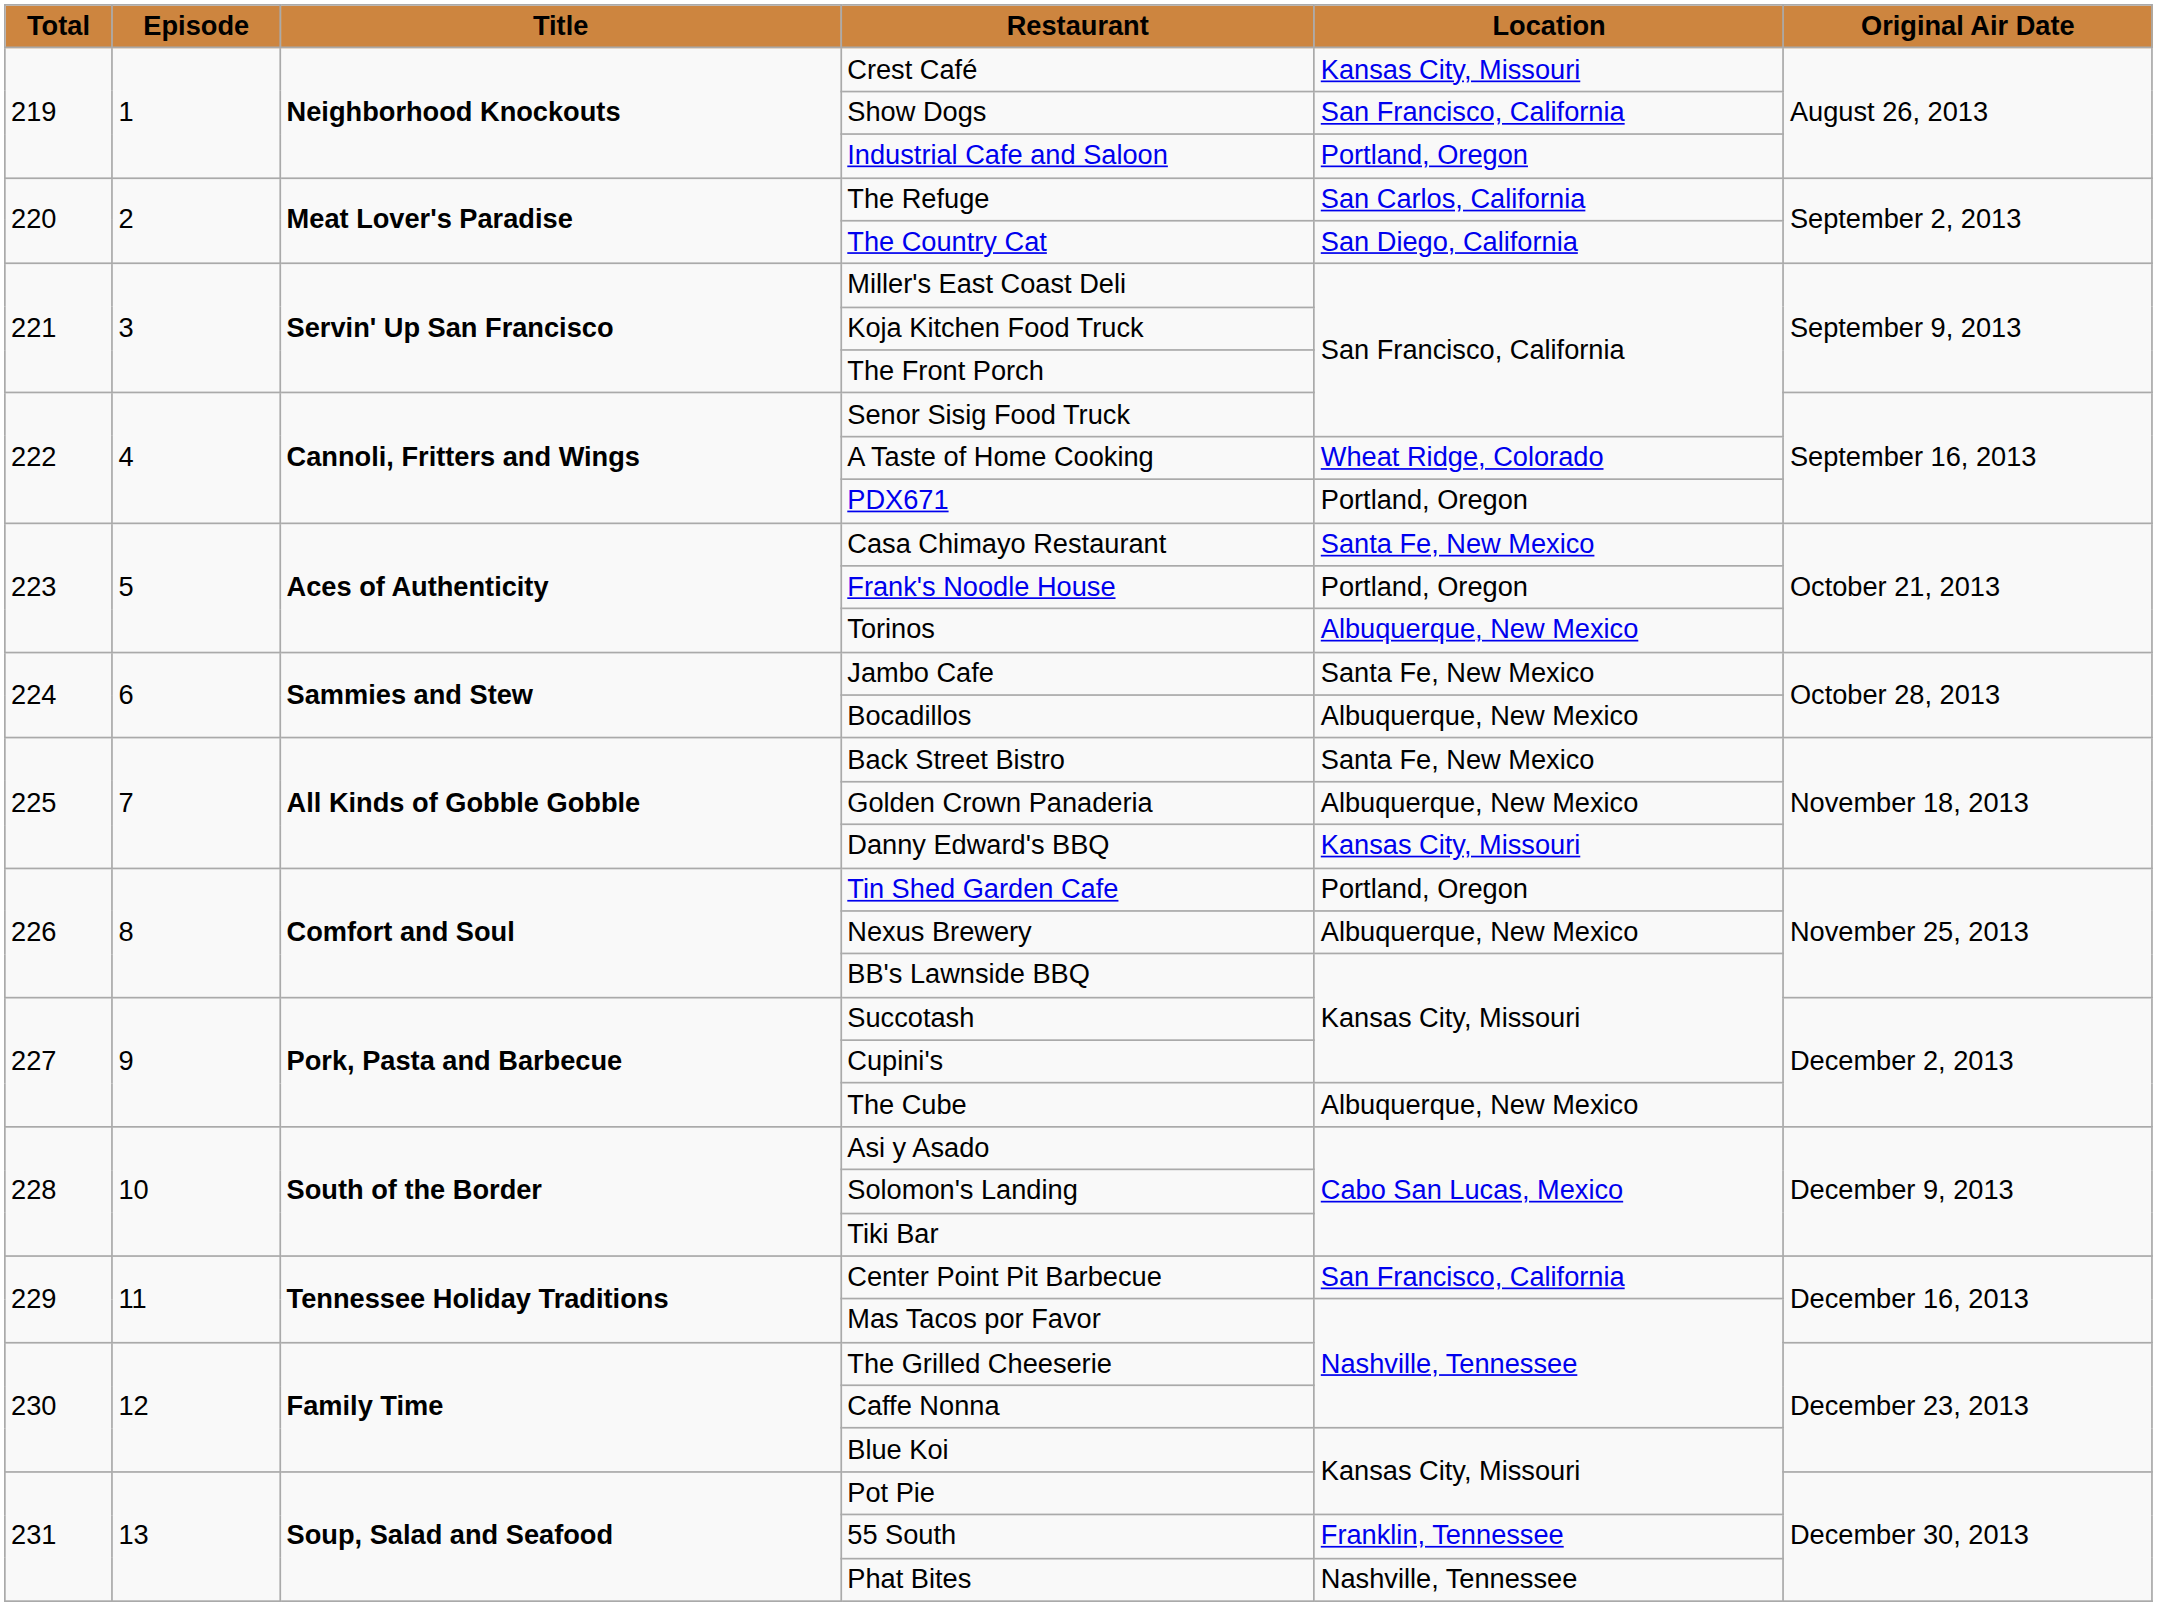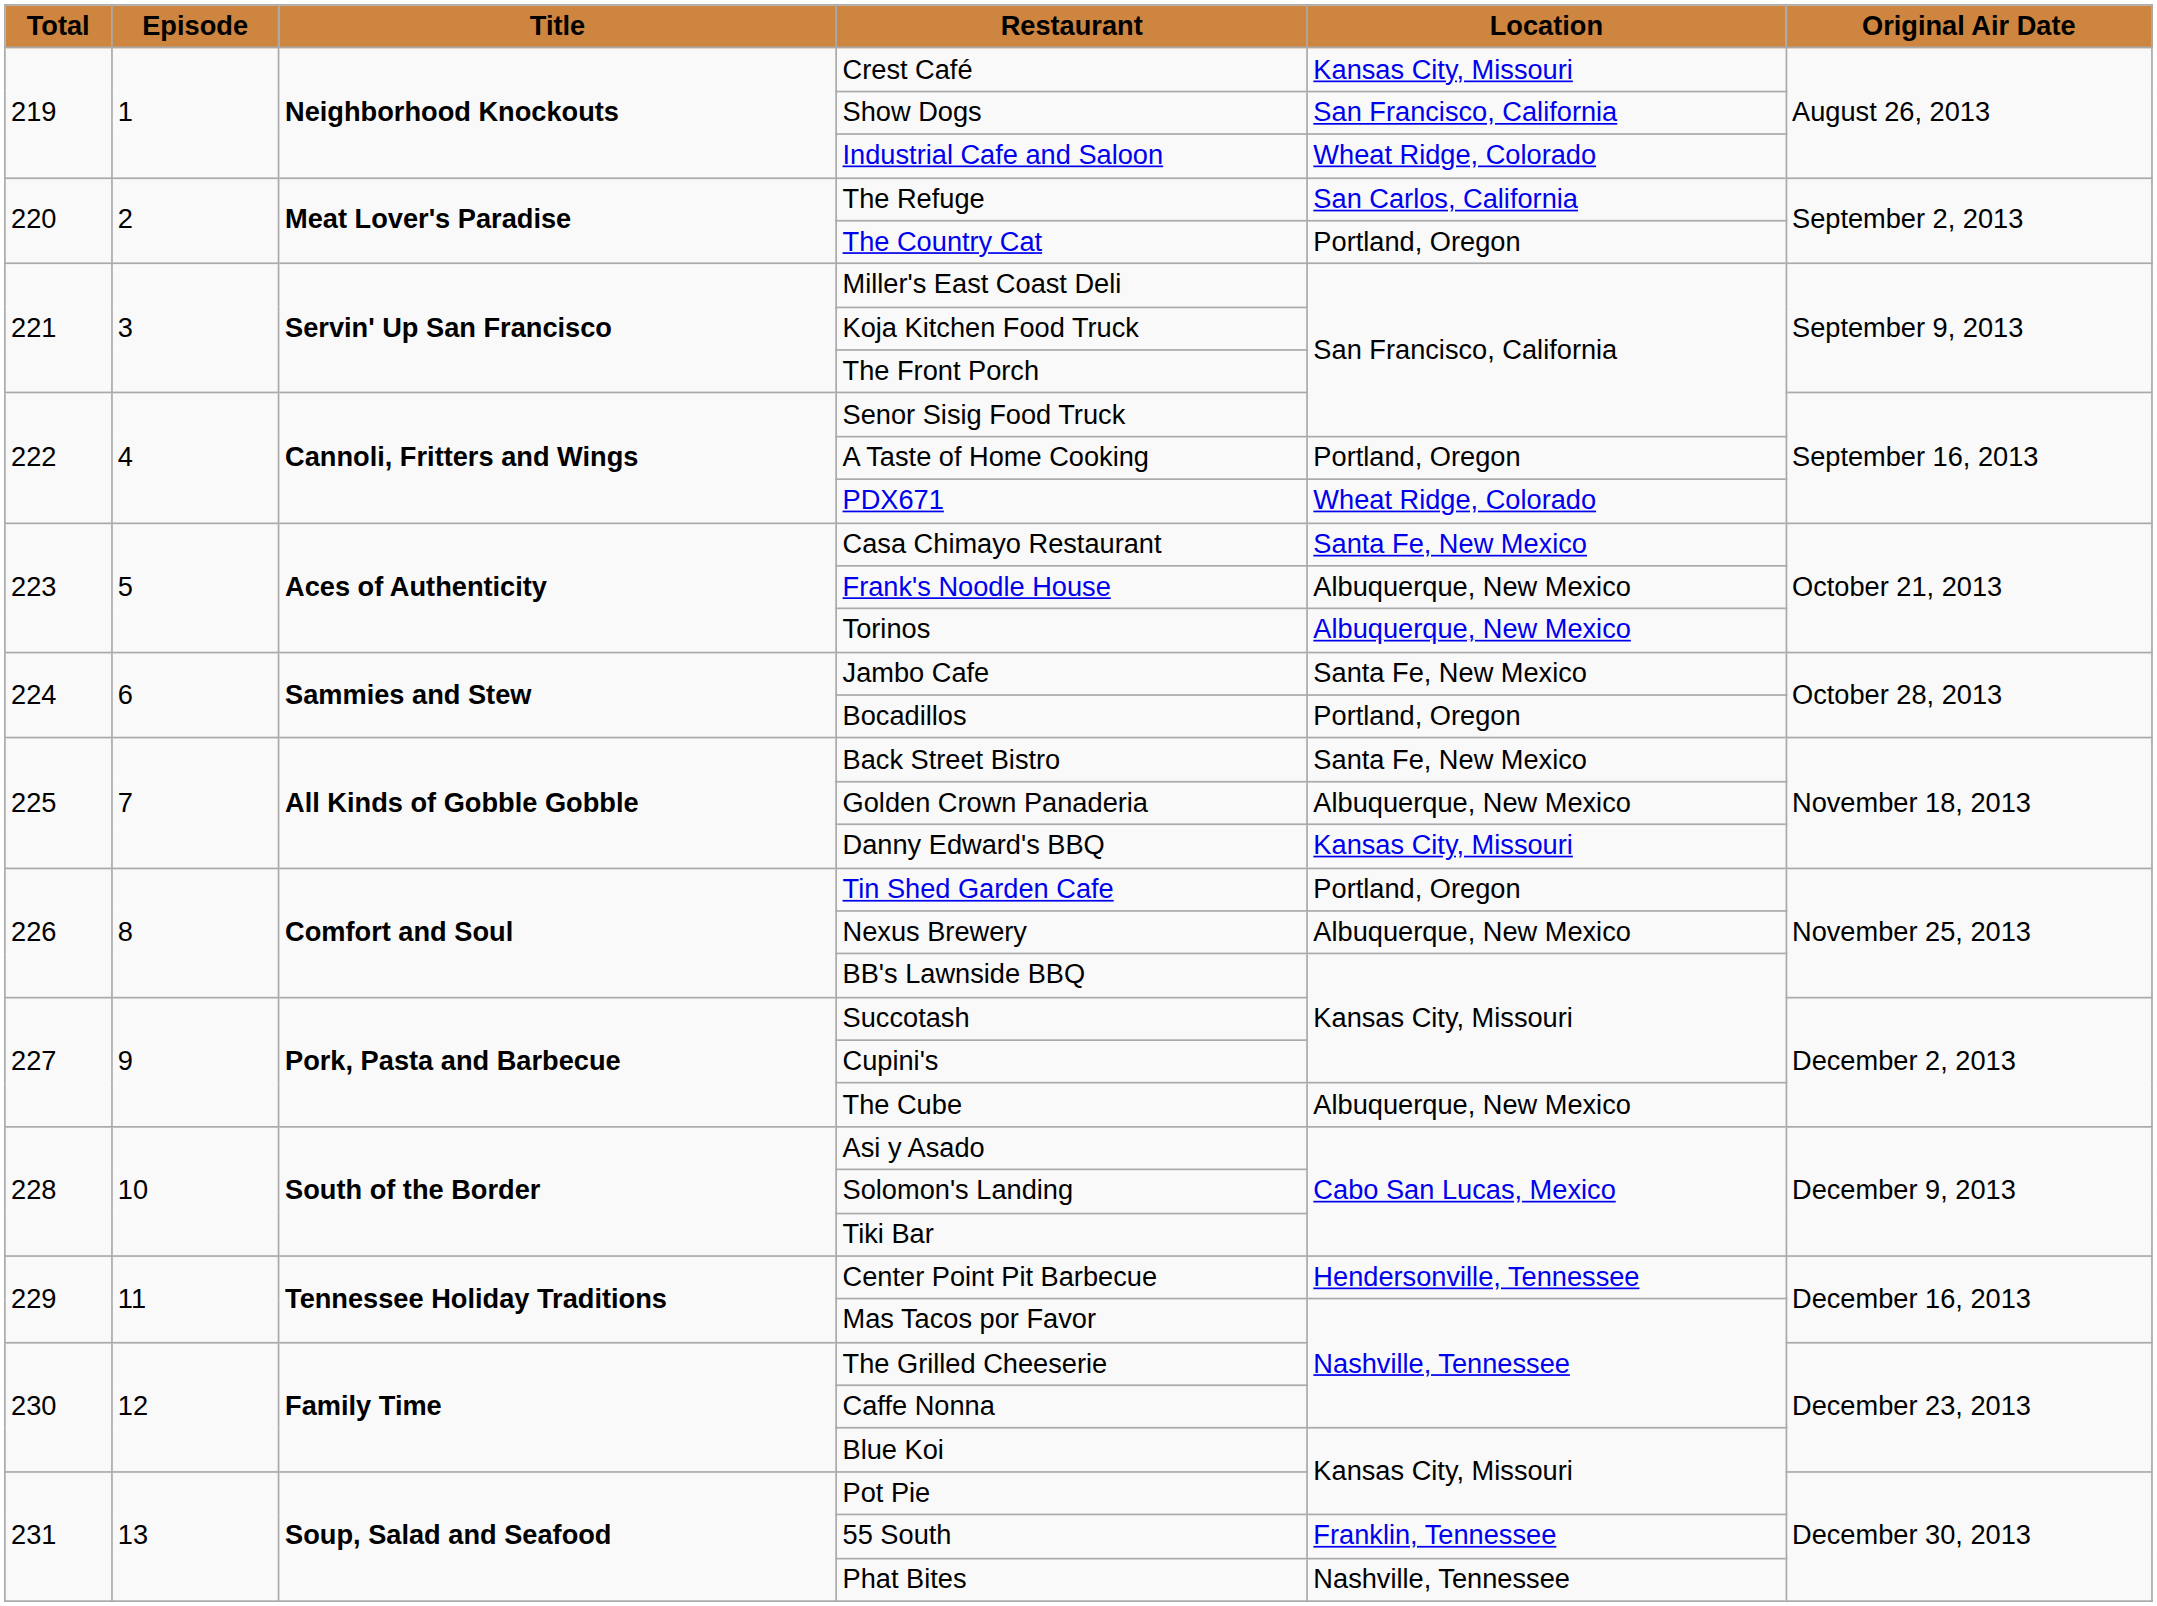(1424, 155) Portland, Oregon -> (1455, 155) Wheat Ridge, Colorado
(1449, 241) San Diego, California -> (1417, 241) Portland, Oregon
(1462, 457) Wheat Ridge, Colorado -> (1417, 457) Portland, Oregon
(1424, 500) Portland, Oregon -> (1455, 500) Wheat Ridge, Colorado
(1424, 586) Portland, Oregon -> (1472, 586) Albuquerque, New Mexico
(1480, 716) Albuquerque, New Mexico -> (1417, 716) Portland, Oregon
(1473, 1277) San Francisco, California -> (1476, 1277) Hendersonville, Tennessee
